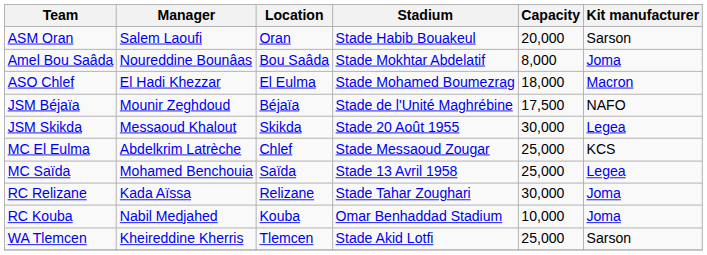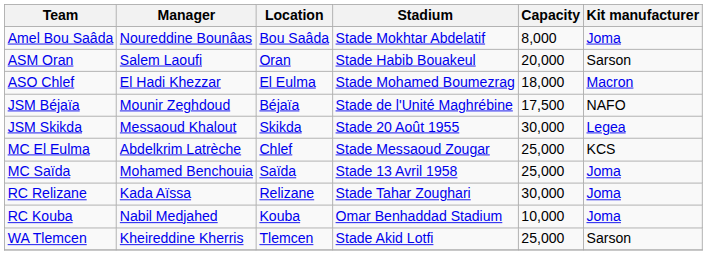rows swapped: (61, 60) <-> (41, 37)
(606, 171) Legea -> (604, 171) Joma
